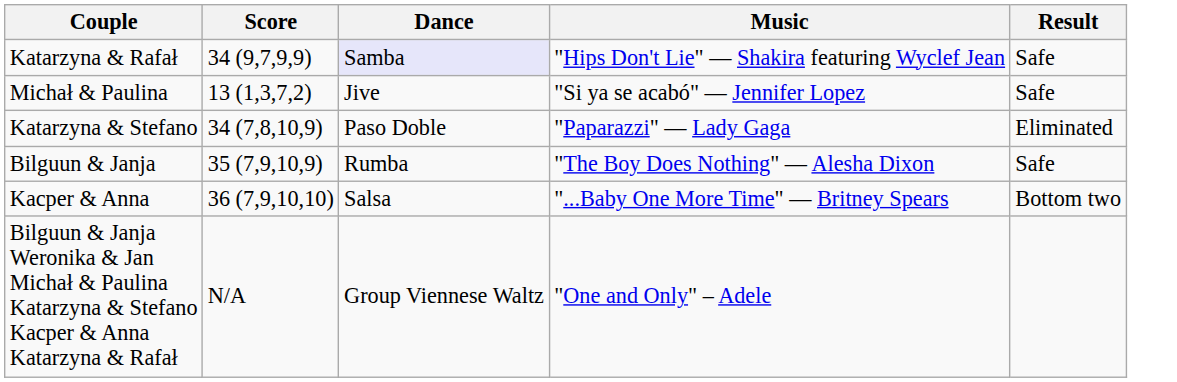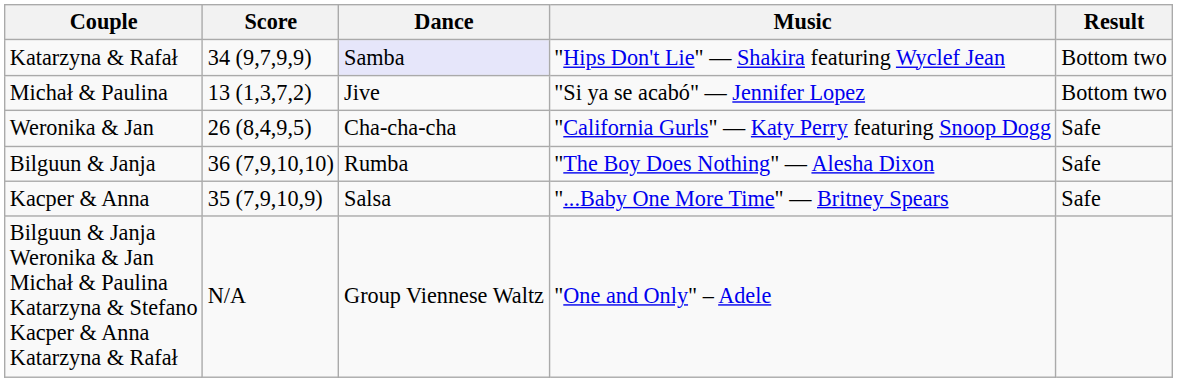(1035, 57) Safe -> (1114, 57) Bottom two
(1035, 92) Safe -> (1114, 92) Bottom two
- row: (104, 127)
+ row: (82, 127)
(265, 163) 35 (7,9,10,9) -> (271, 163) 36 (7,9,10,10)
(271, 198) 36 (7,9,10,10) -> (265, 198) 35 (7,9,10,9)
(1068, 198) Bottom two -> (1081, 198) Safe
